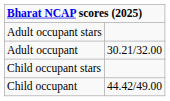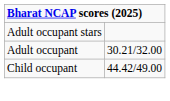- row: (54, 68)
